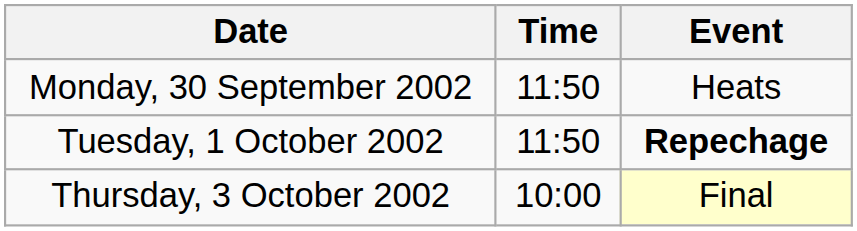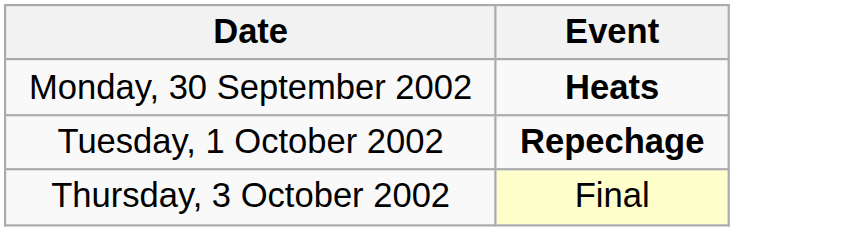- column: (558, 31)
(736, 86) normal -> (612, 86) bold
